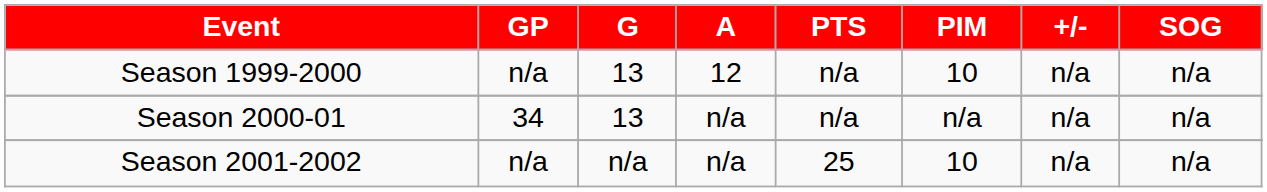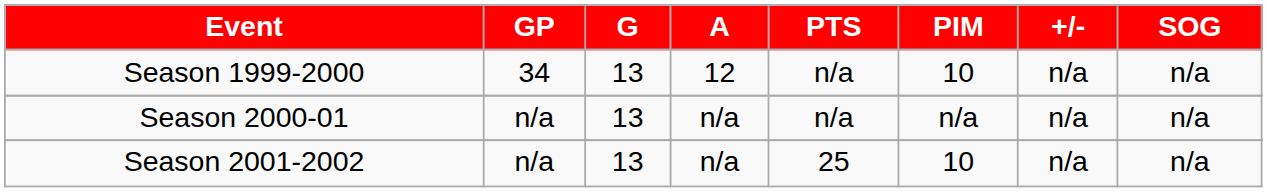(528, 72) n/a -> (534, 72) 34
(528, 117) 34 -> (534, 117) n/a
(628, 162) n/a -> (628, 162) 13
